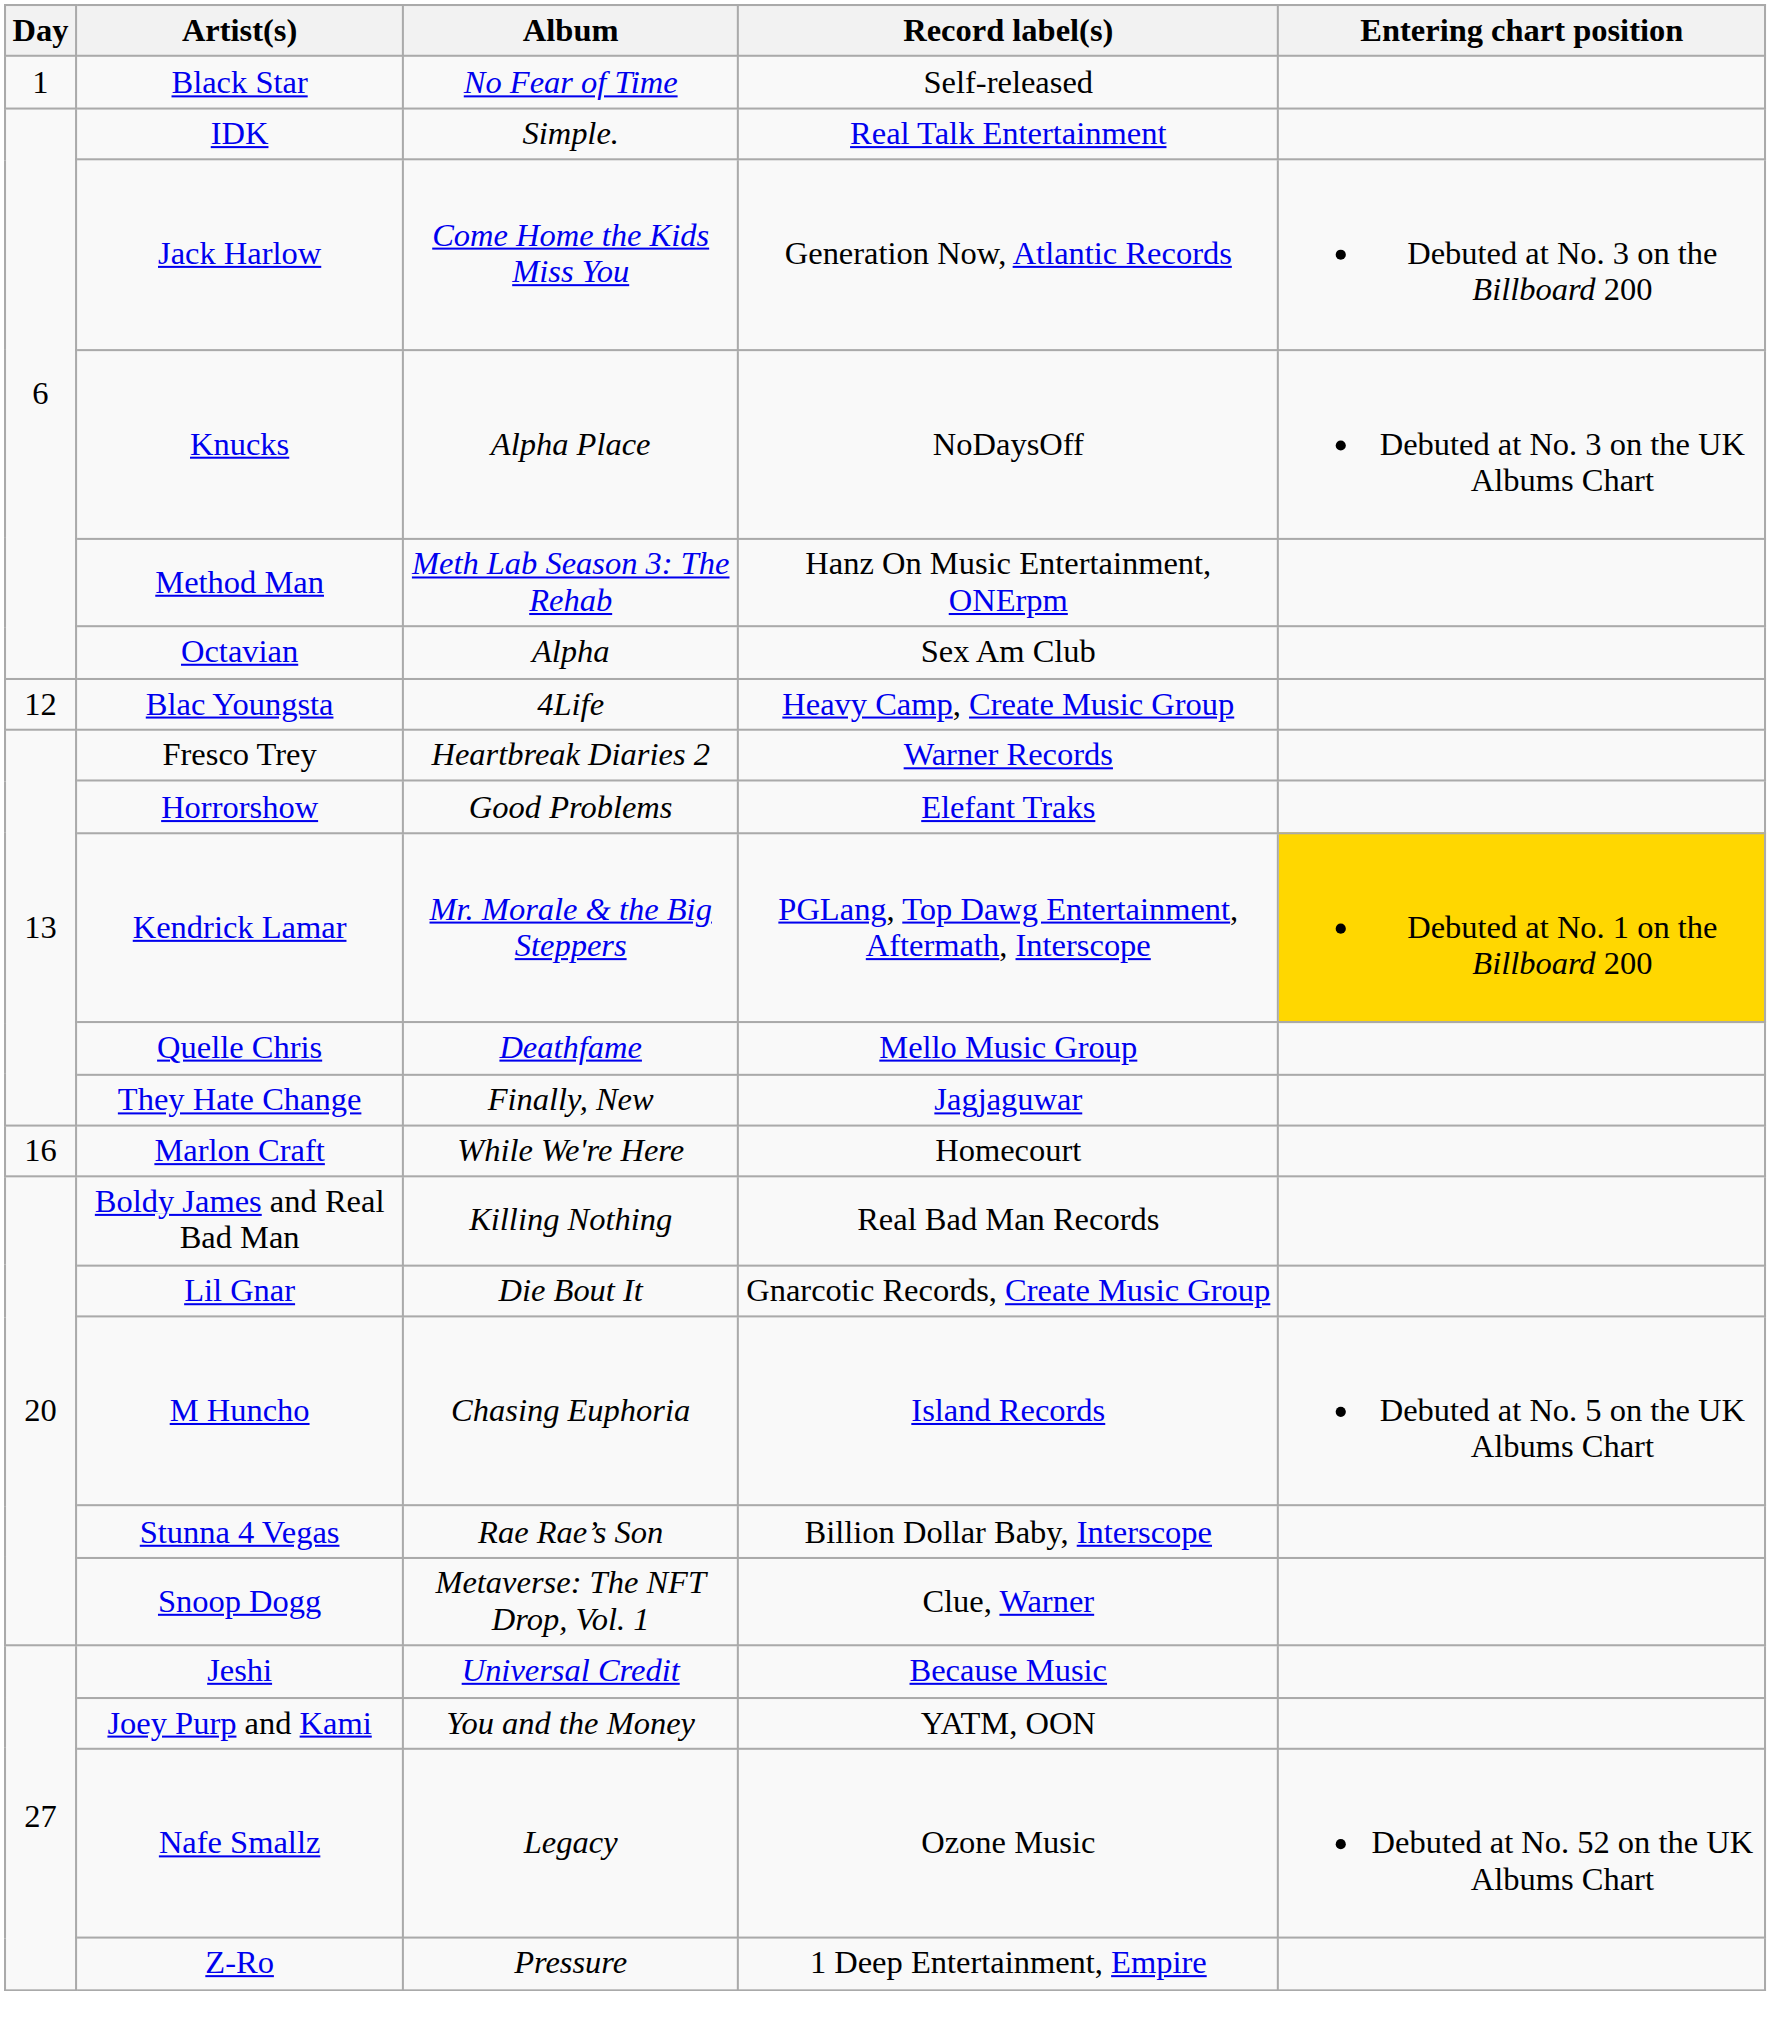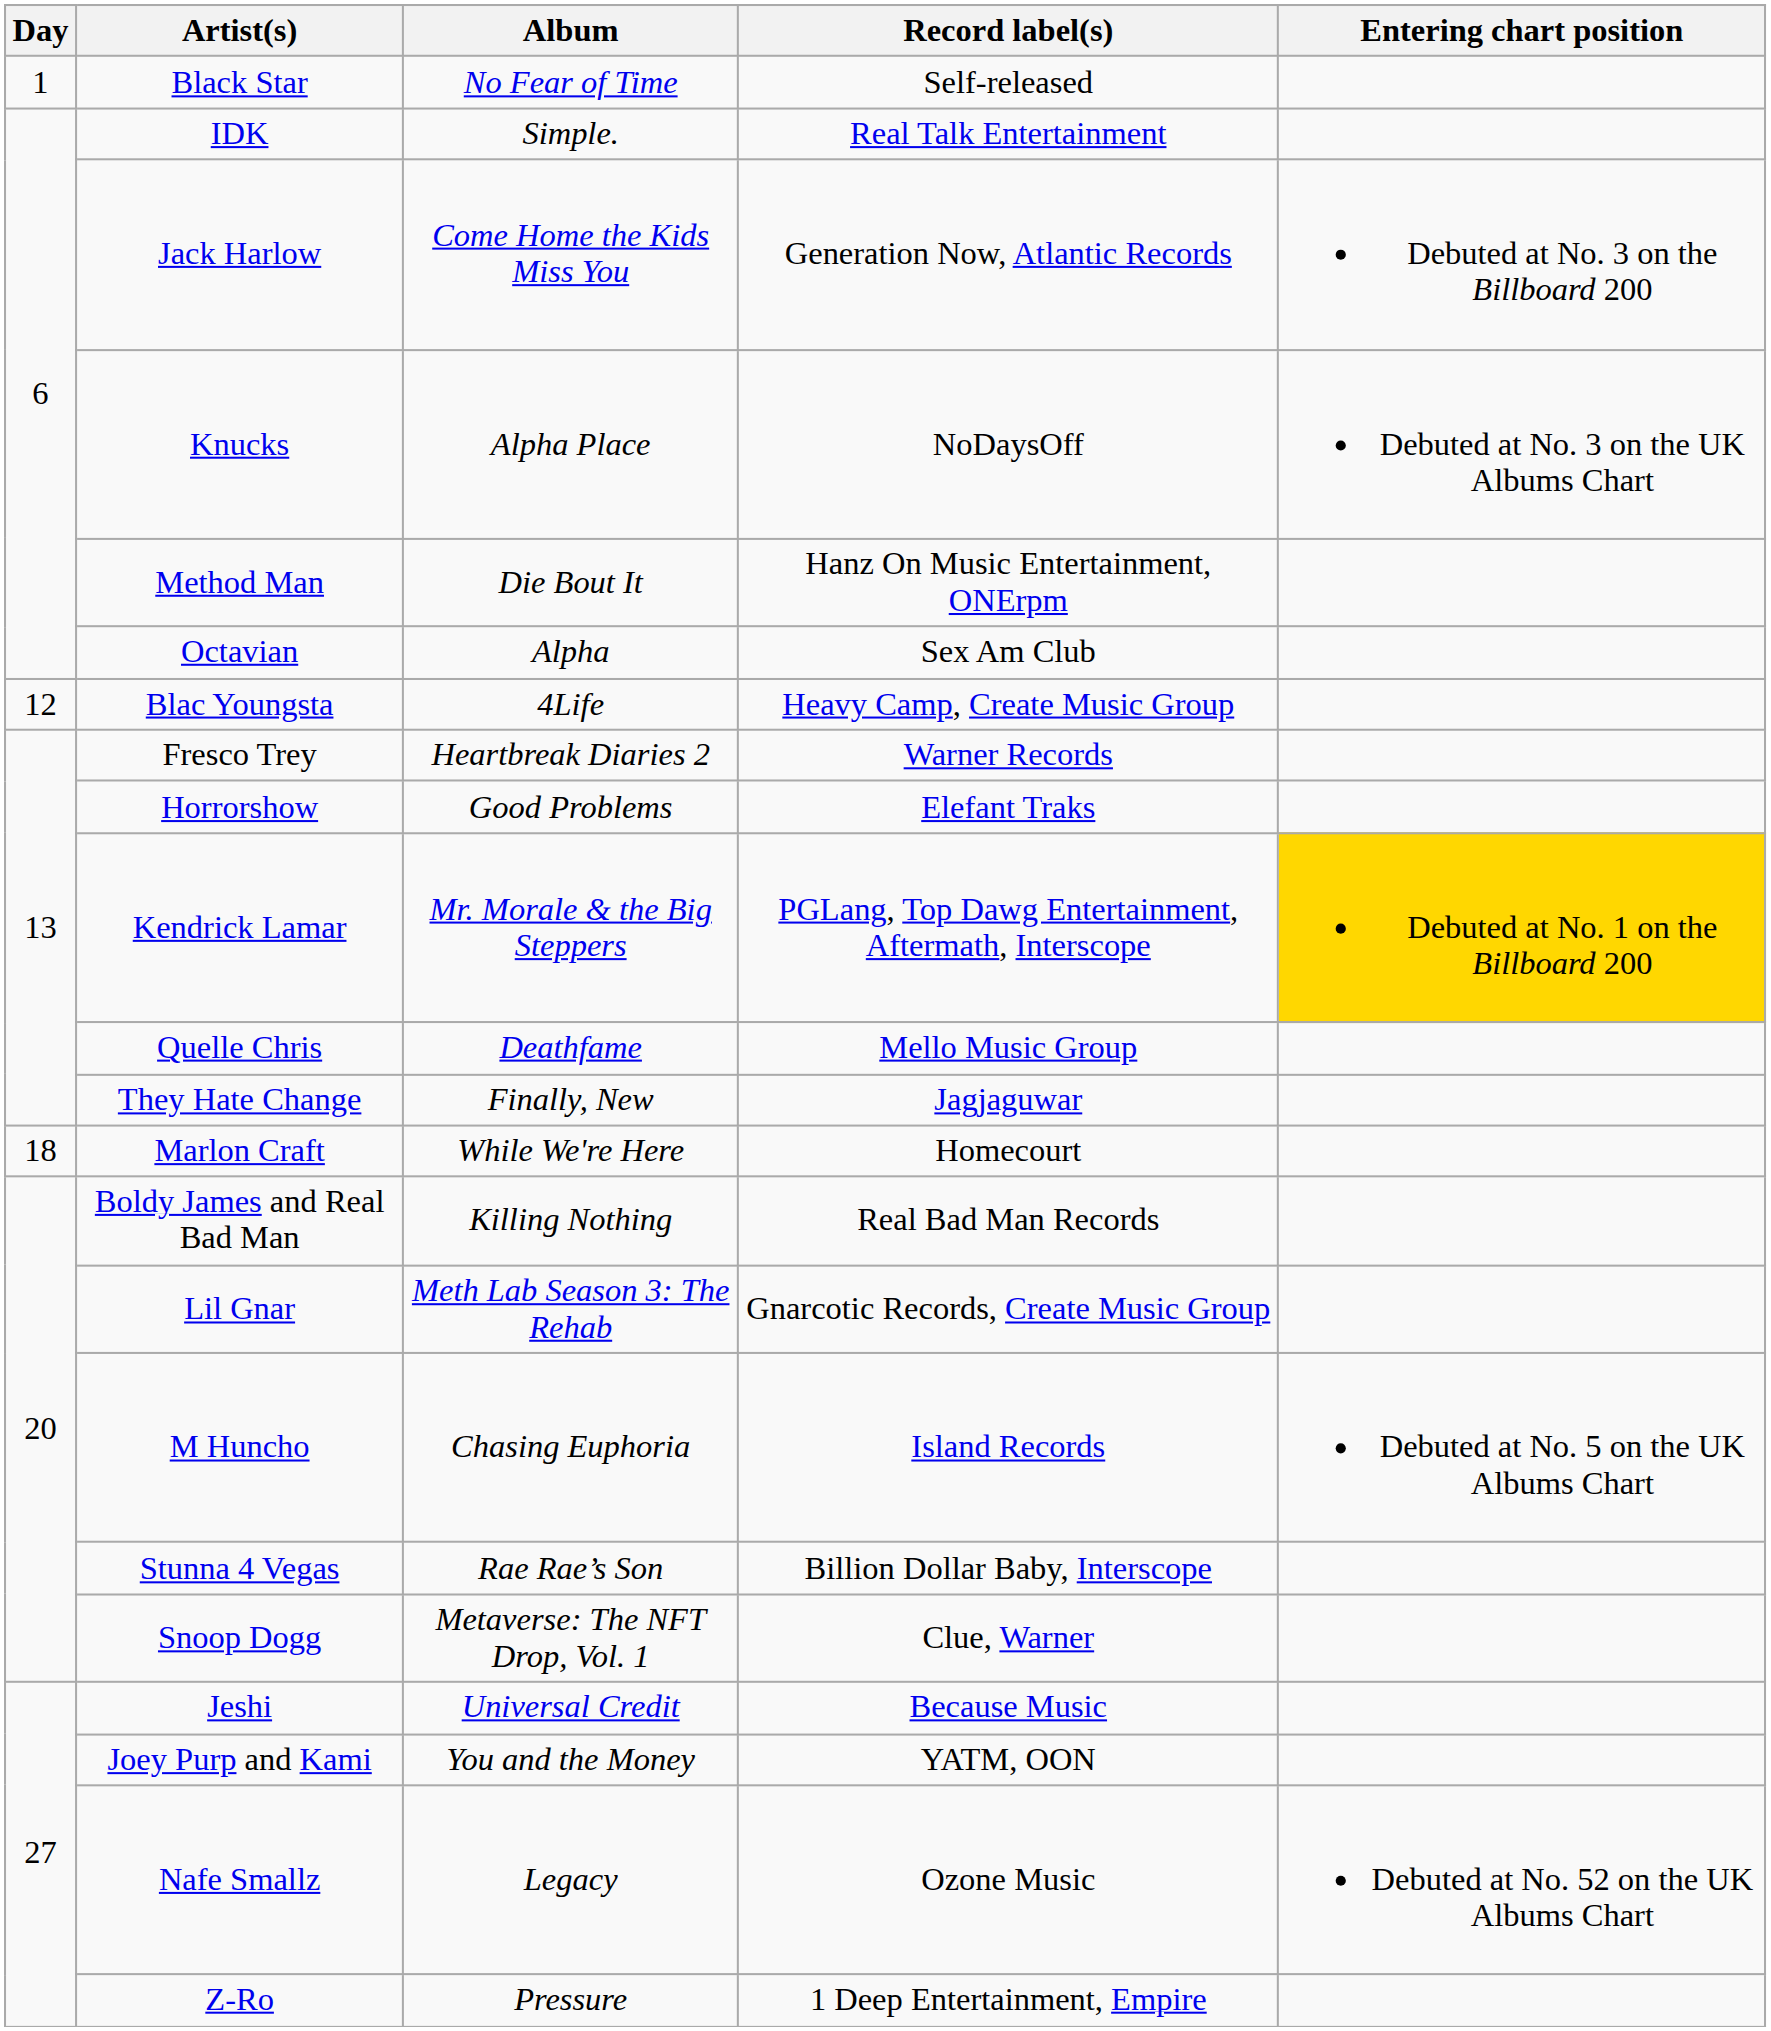(571, 582) Meth Lab Season 3: The Rehab -> (571, 582) Die Bout It
(40, 1150) 16 -> (40, 1150) 18
(571, 1290) Die Bout It -> (571, 1308) Meth Lab Season 3: The Rehab
